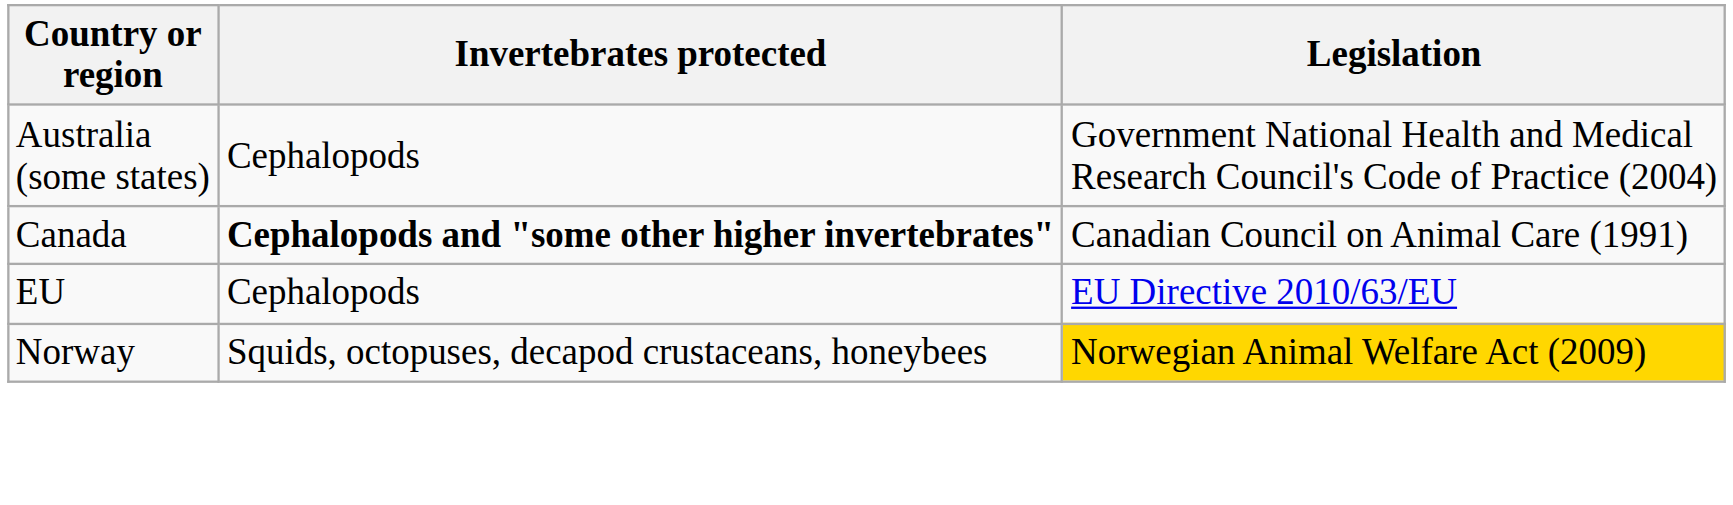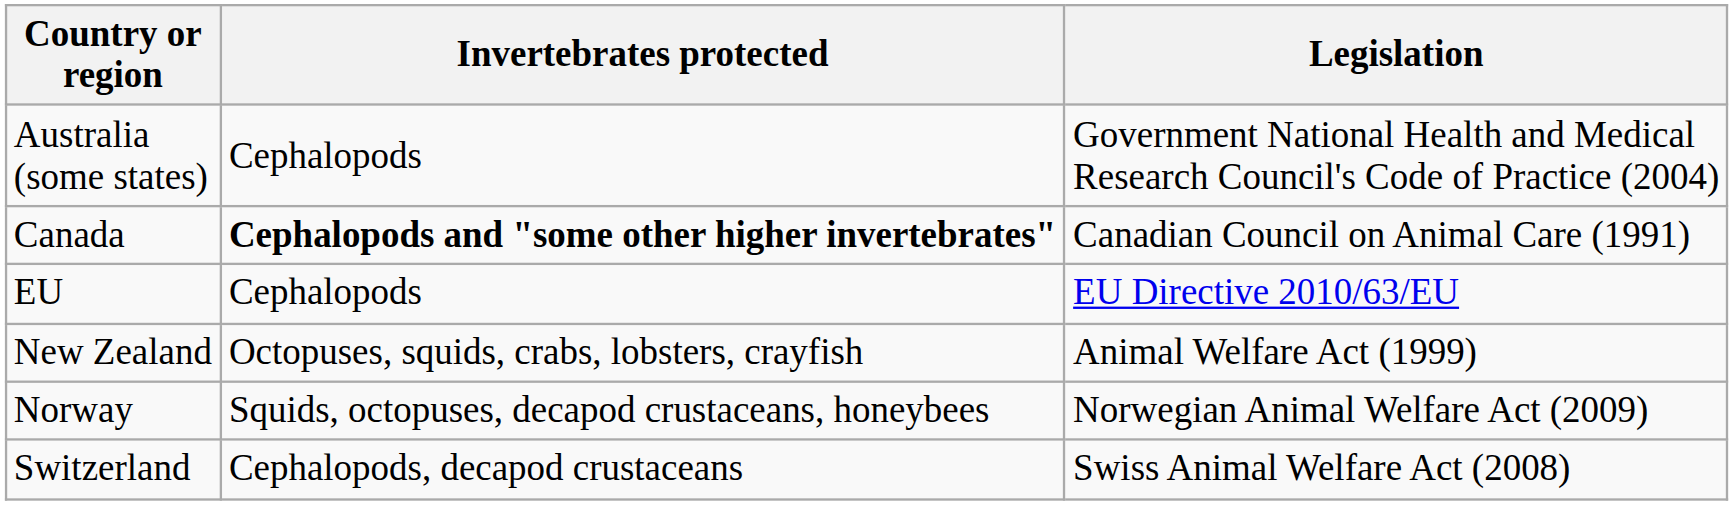+ row: (113, 351)
(1359, 351) gold background -> (1361, 410) no background
+ row: (102, 468)
